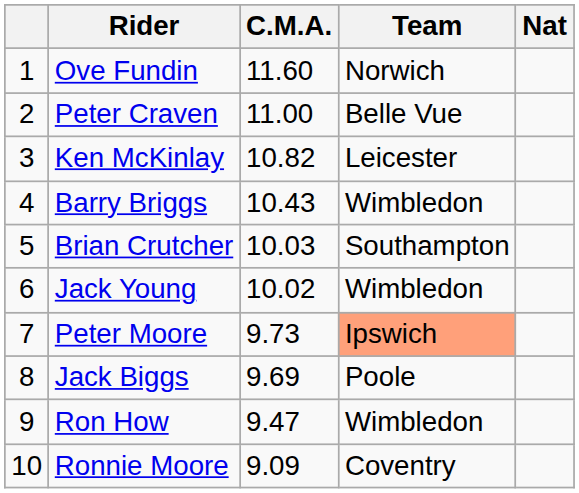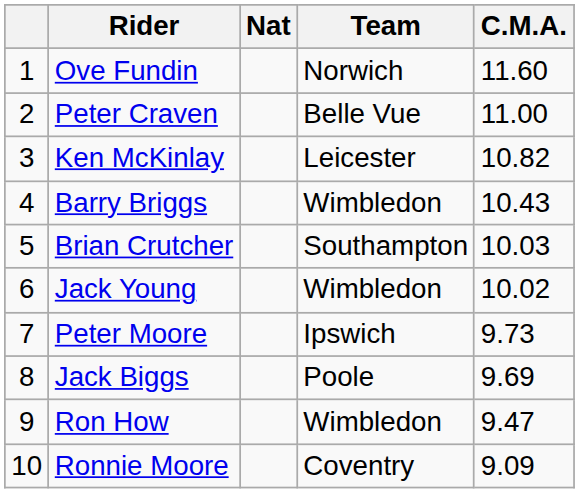columns swapped: (545, 26) <-> (289, 26)
(391, 333) lightsalmon background -> (350, 333) no background
